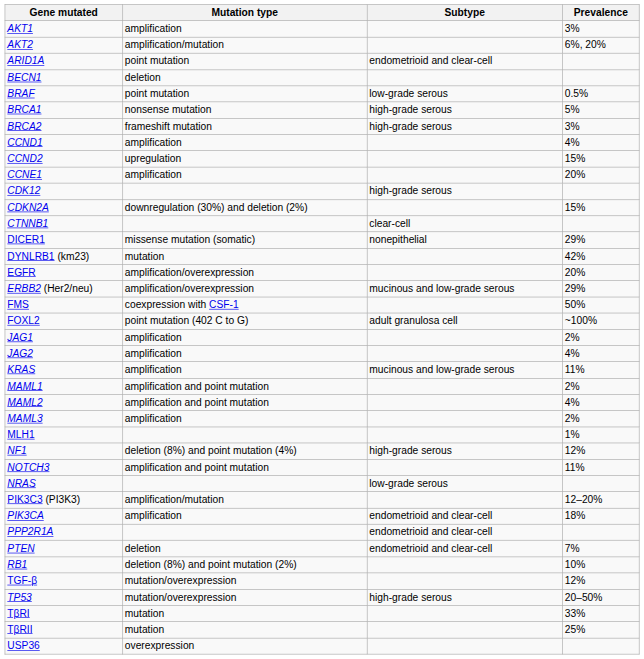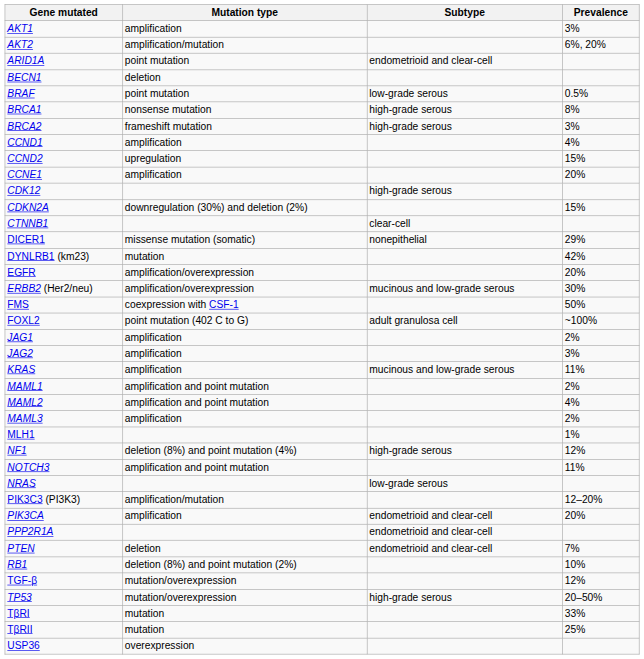(572, 110) 5% -> (572, 110) 8%
(575, 288) 29% -> (575, 288) 30%
(572, 353) 4% -> (572, 353) 3%
(575, 516) 18% -> (575, 516) 20%
